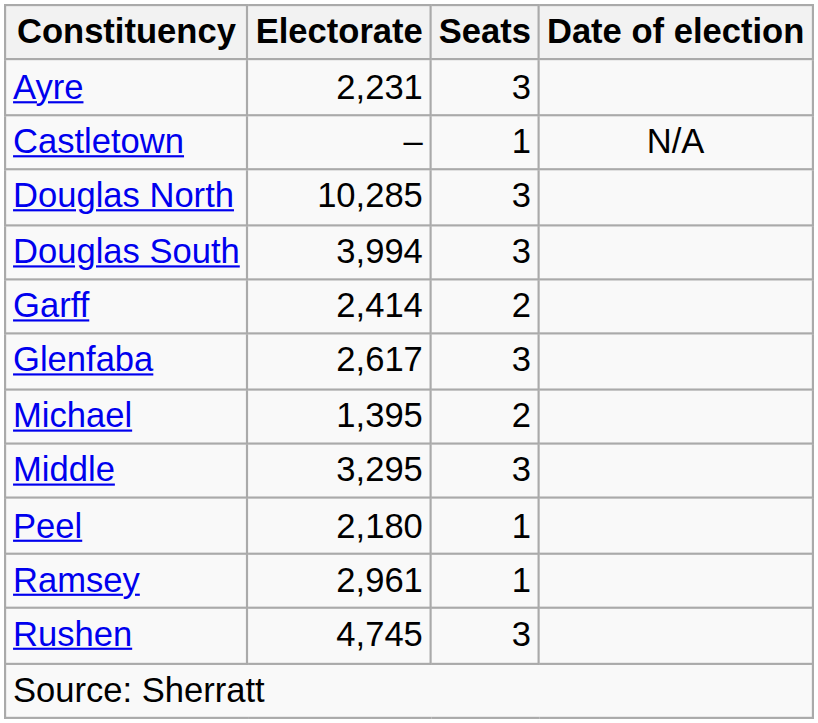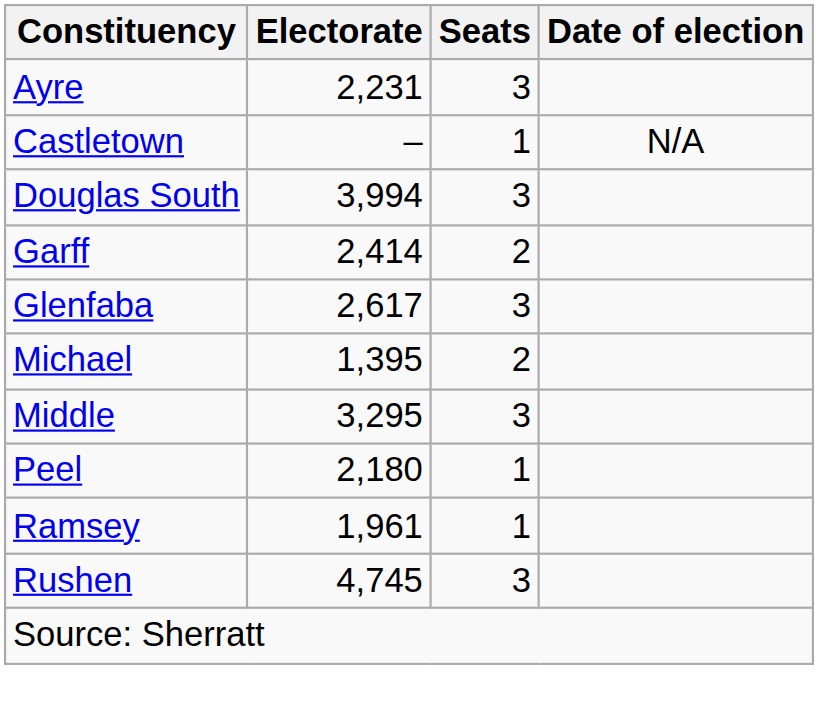- row: (124, 196)
(380, 580) 2,961 -> (380, 525) 1,961
